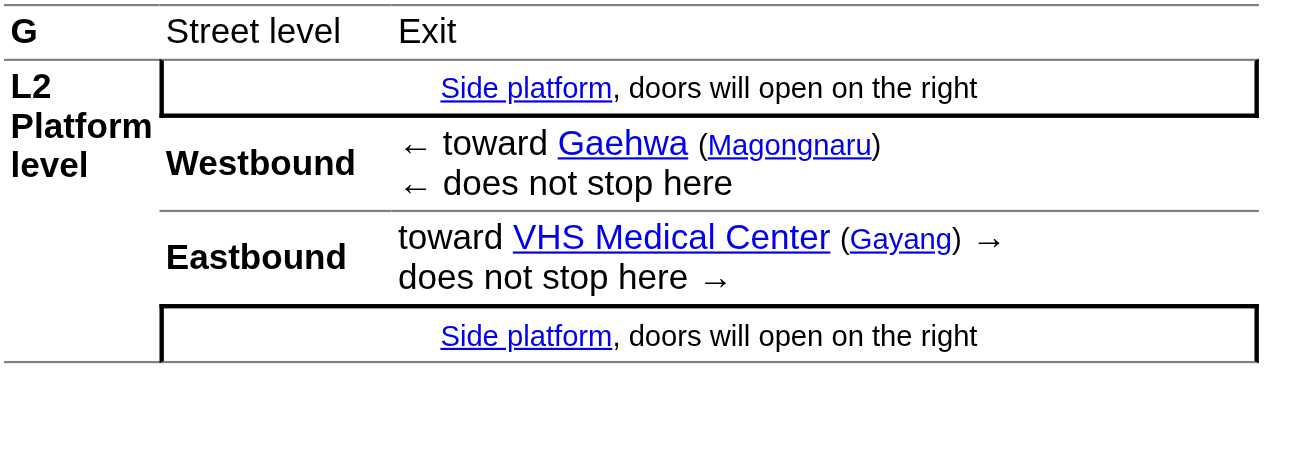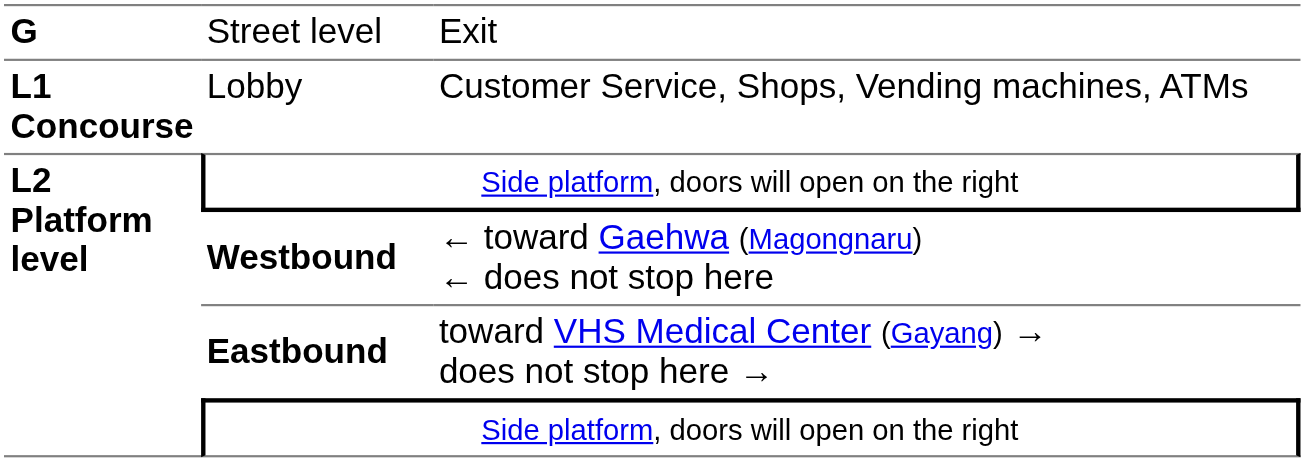+ row: (254, 86)
